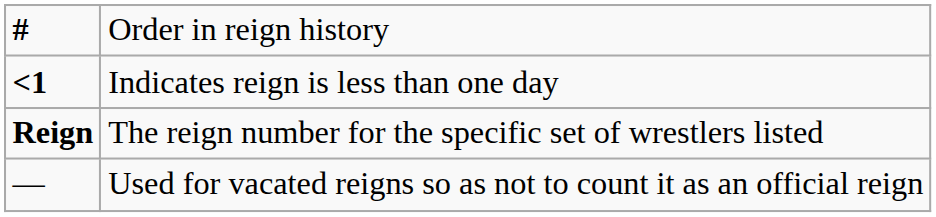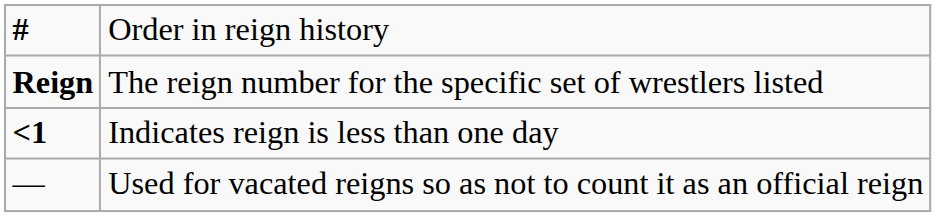rows swapped: (466, 132) <-> (333, 81)
